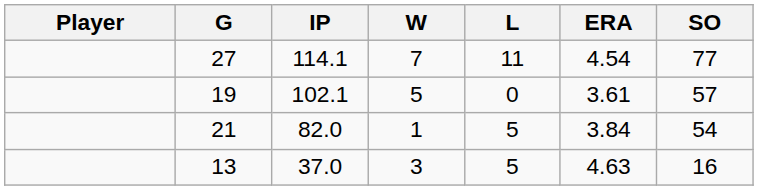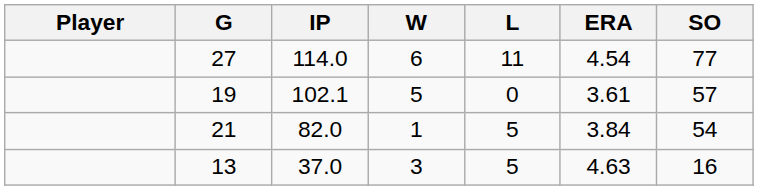(320, 58) 114.1 -> (320, 58) 114.0
(416, 58) 7 -> (416, 58) 6
